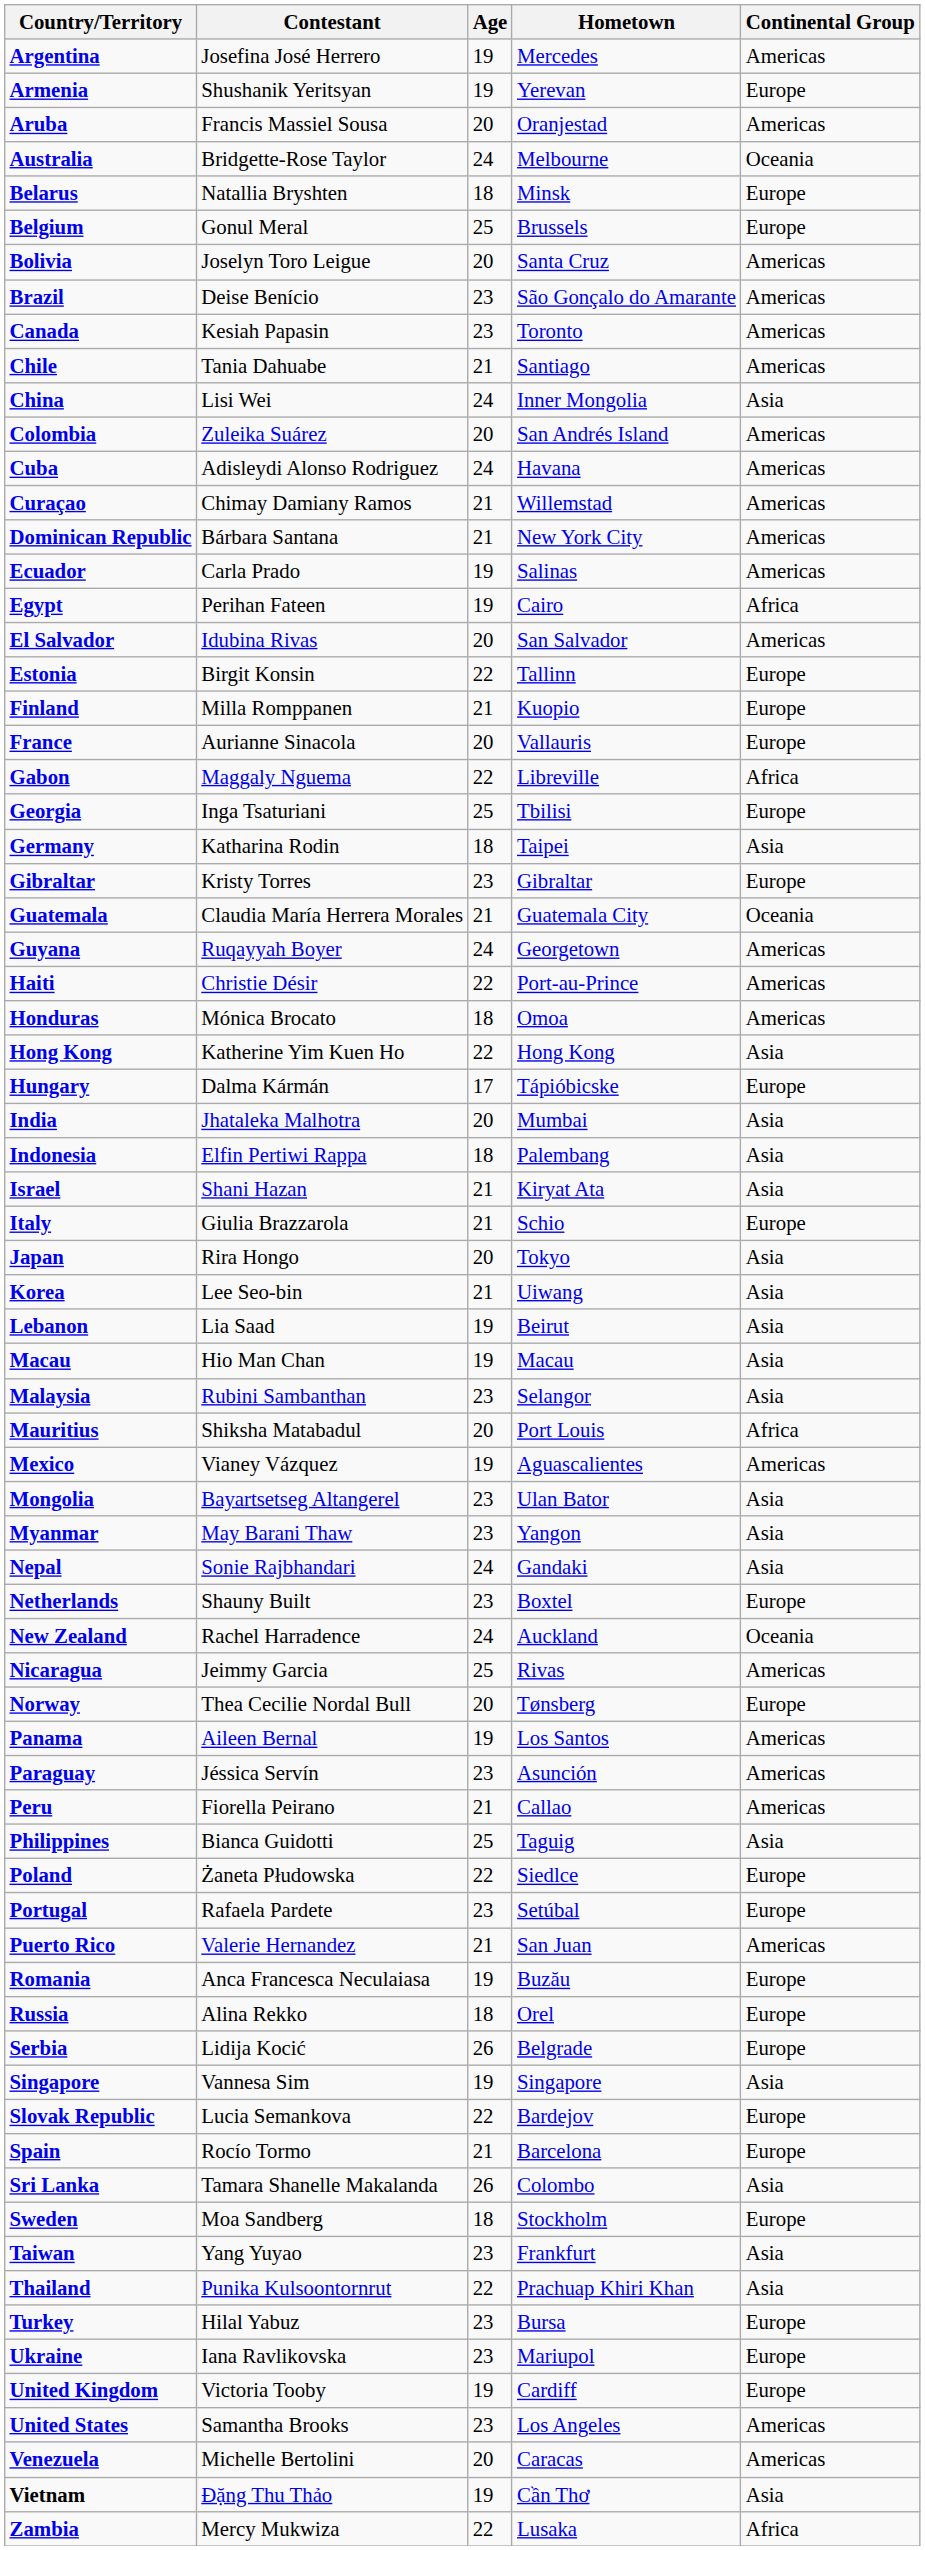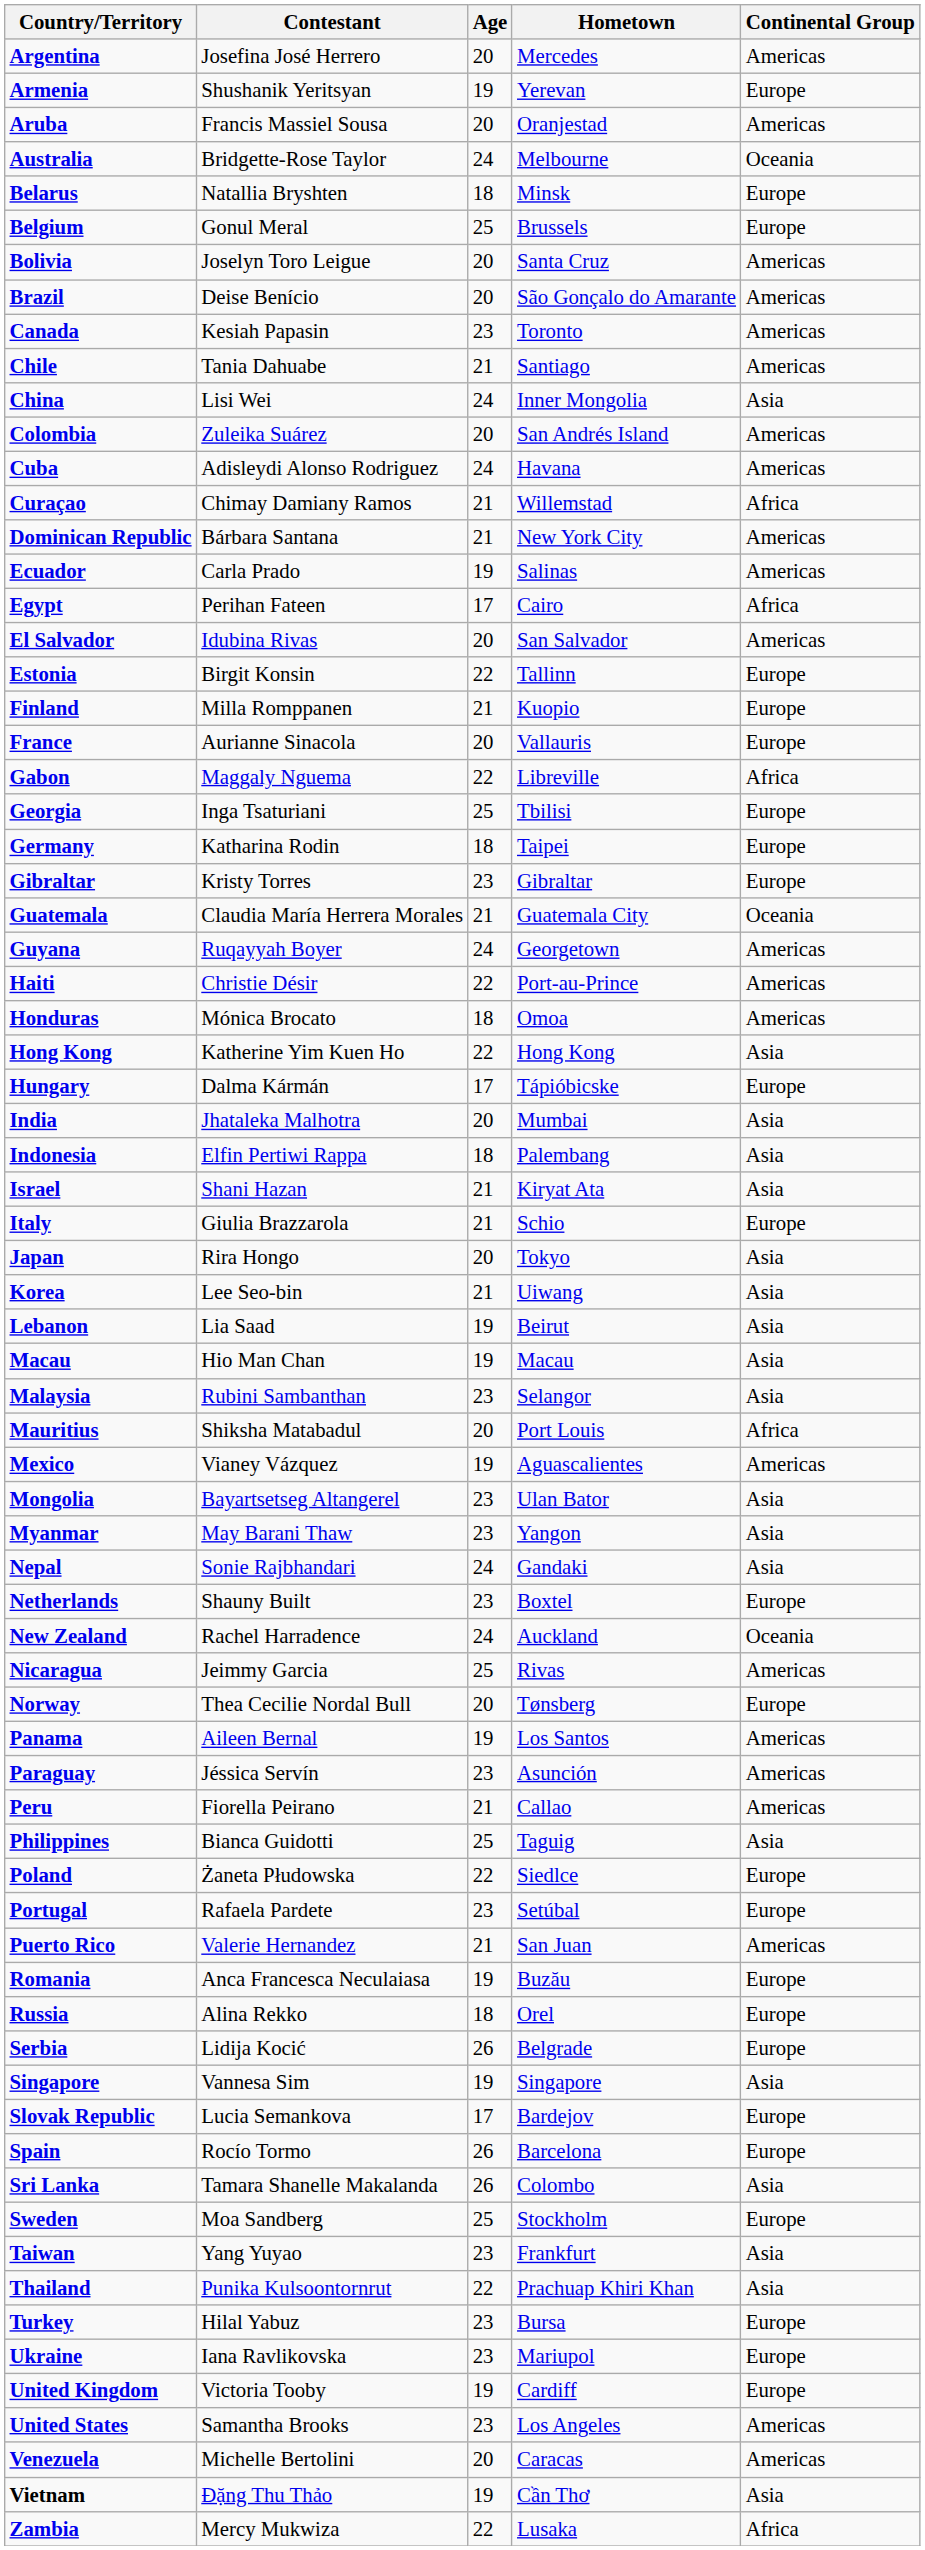(483, 56) 19 -> (483, 56) 20
(483, 296) 23 -> (483, 296) 20
(786, 502) Americas -> (772, 502) Africa
(483, 605) 19 -> (483, 605) 17
(765, 845) Asia -> (776, 845) Europe
(483, 2116) 22 -> (483, 2116) 17
(483, 2150) 21 -> (483, 2150) 26
(483, 2219) 18 -> (483, 2219) 25
